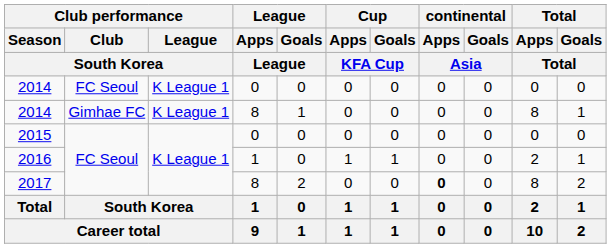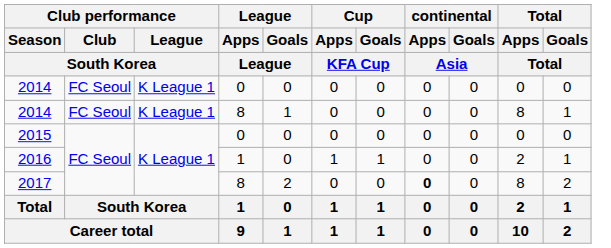(107, 111) Gimhae FC -> (100, 111) FC Seoul
